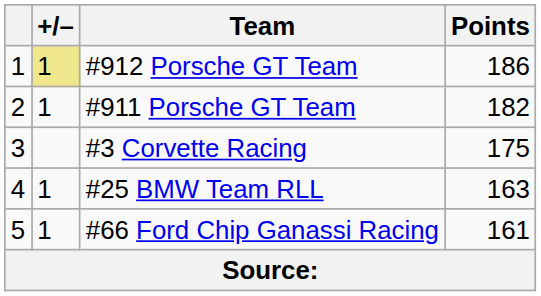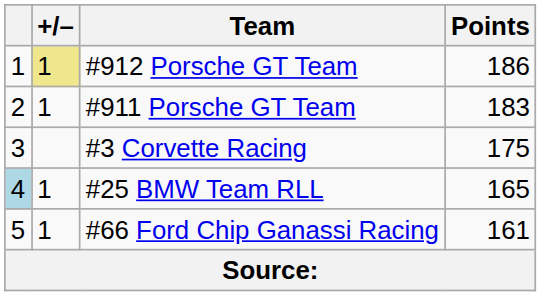(508, 107) 182 -> (508, 107) 183
(18, 189) no background -> (18, 189) lightblue background
(508, 189) 163 -> (508, 189) 165
